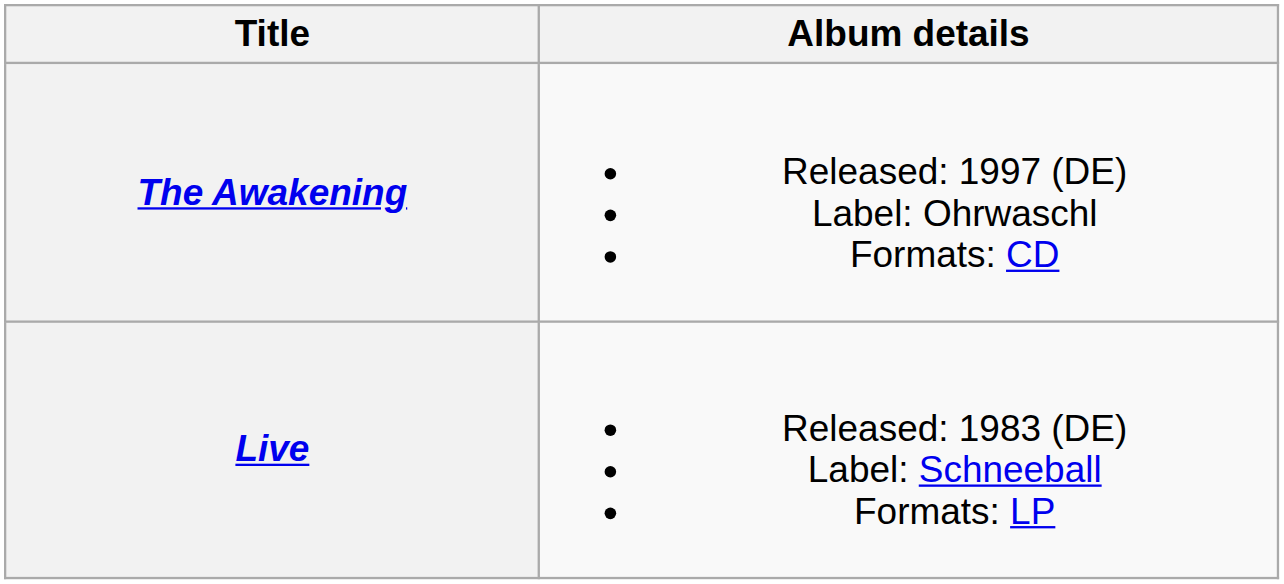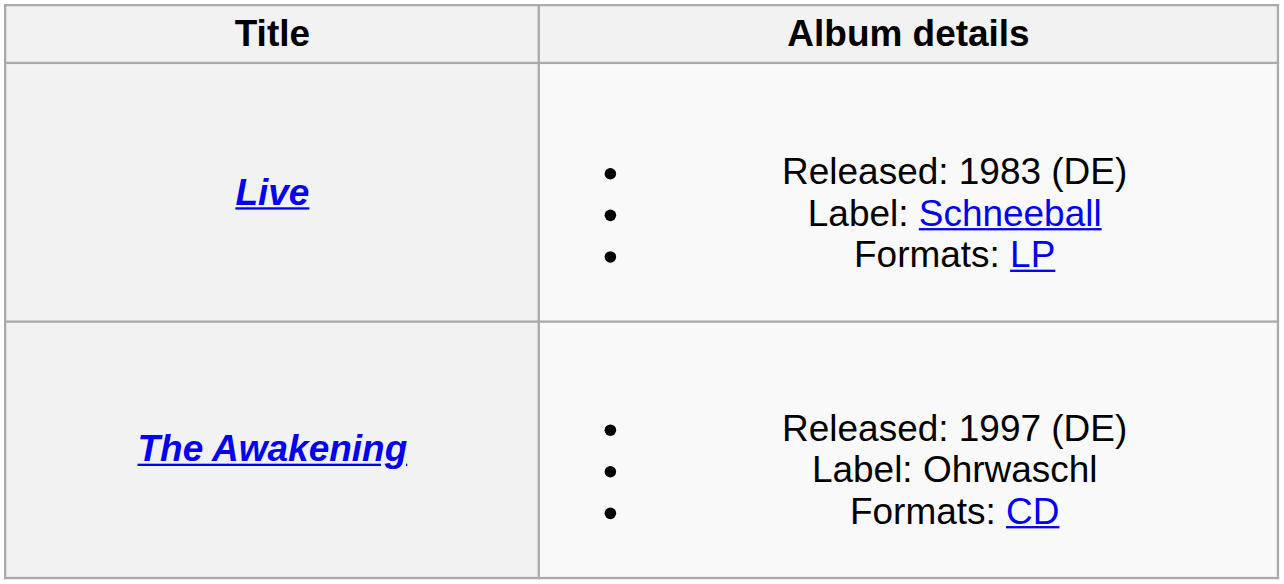rows swapped: (272, 449) <-> (272, 191)
